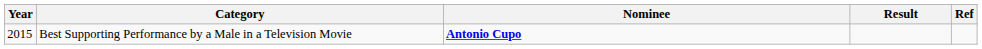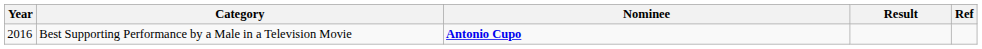(20, 34) 2015 -> (20, 34) 2016
